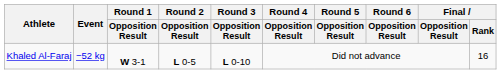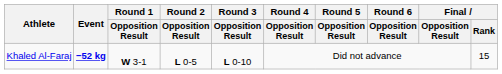(90, 57) normal -> (91, 57) bold
(483, 57) 16 -> (484, 57) 15
